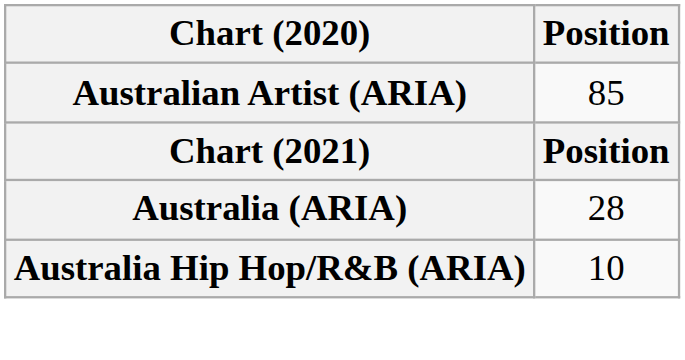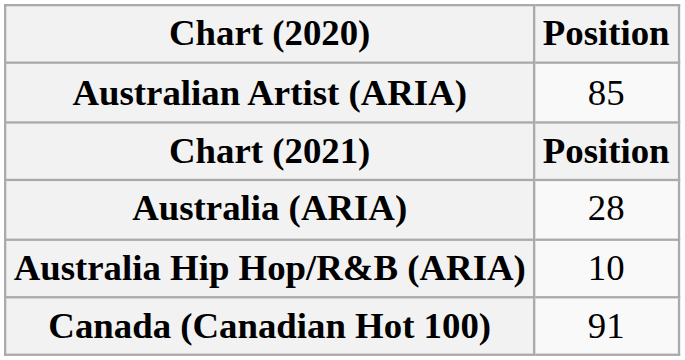+ row: (270, 325)
